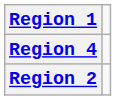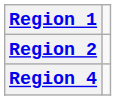rows swapped: (53, 79) <-> (53, 50)
